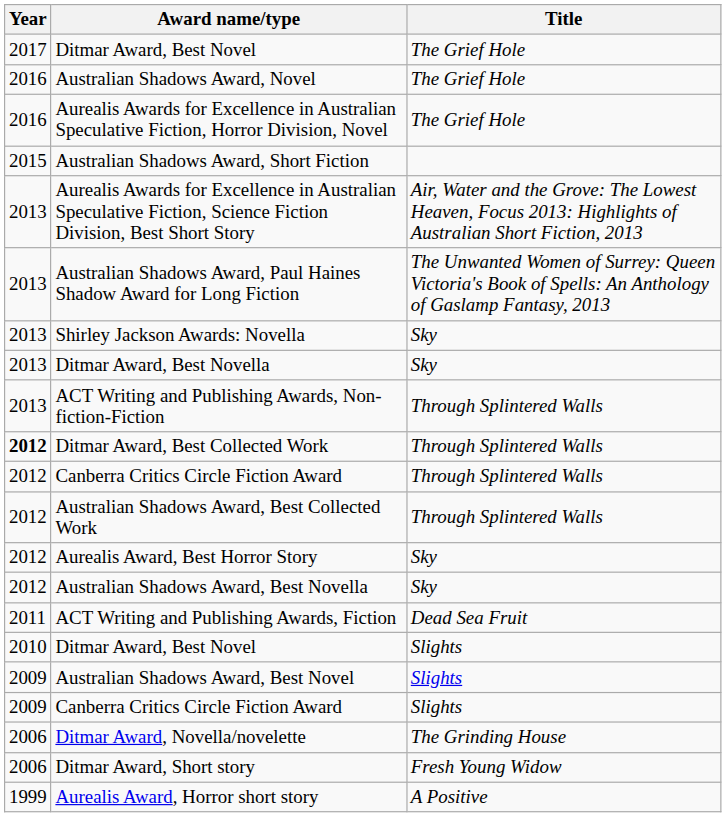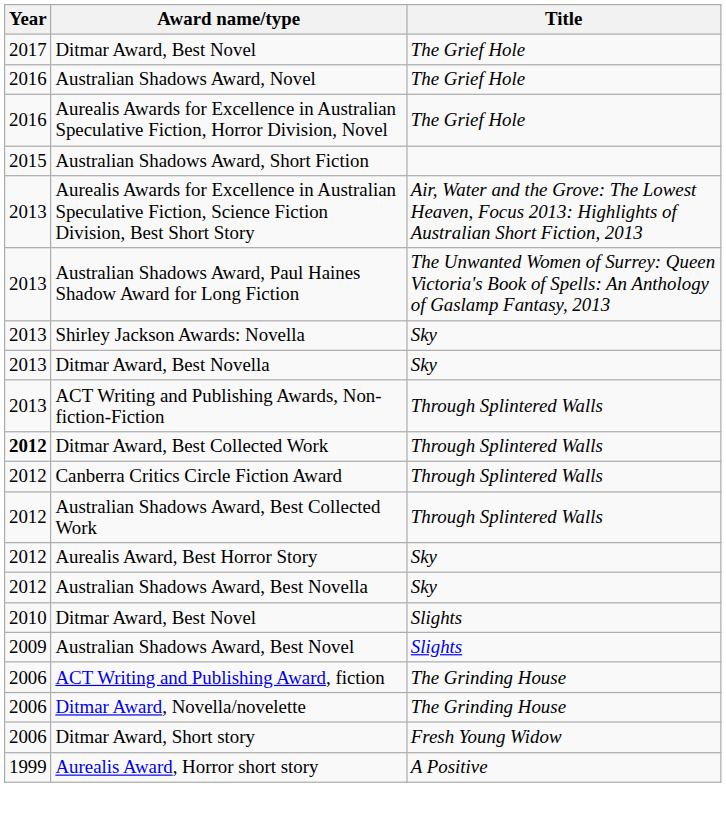- row: (226, 617)
- row: (199, 707)
+ row: (220, 677)
